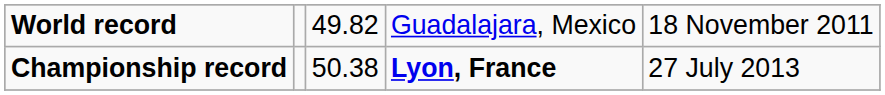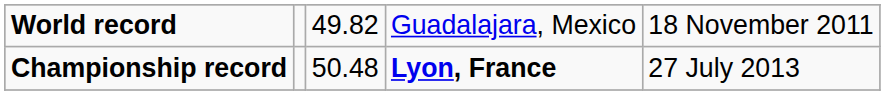(345, 68) 50.38 -> (345, 68) 50.48
